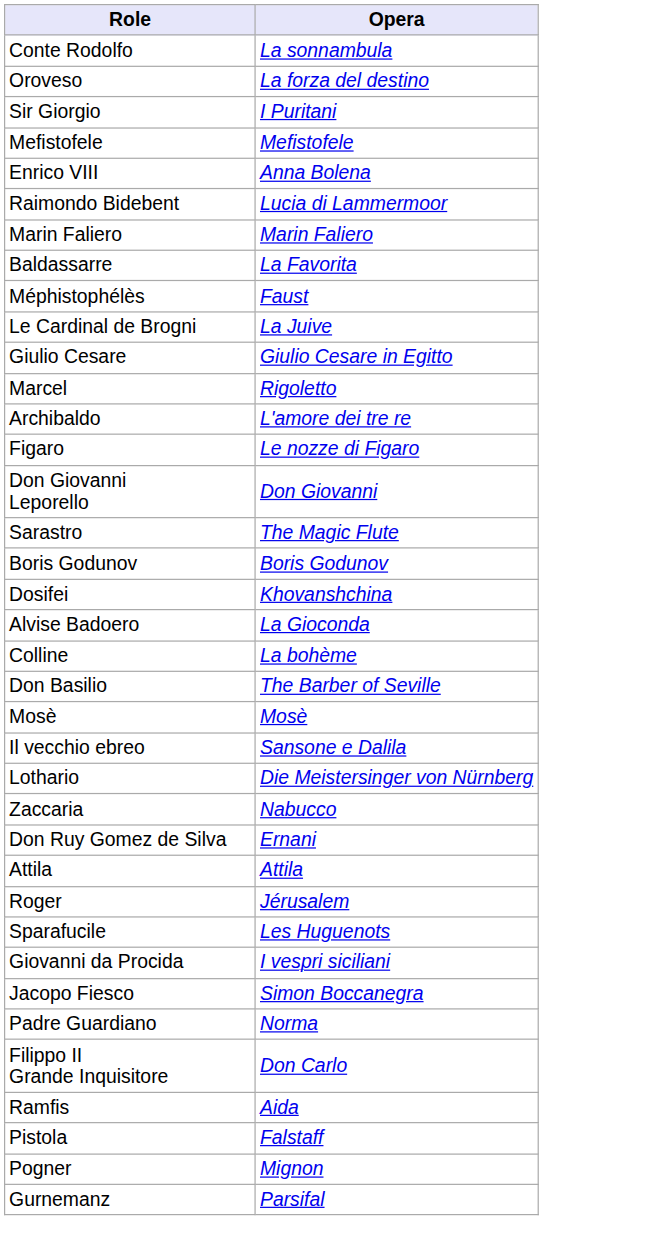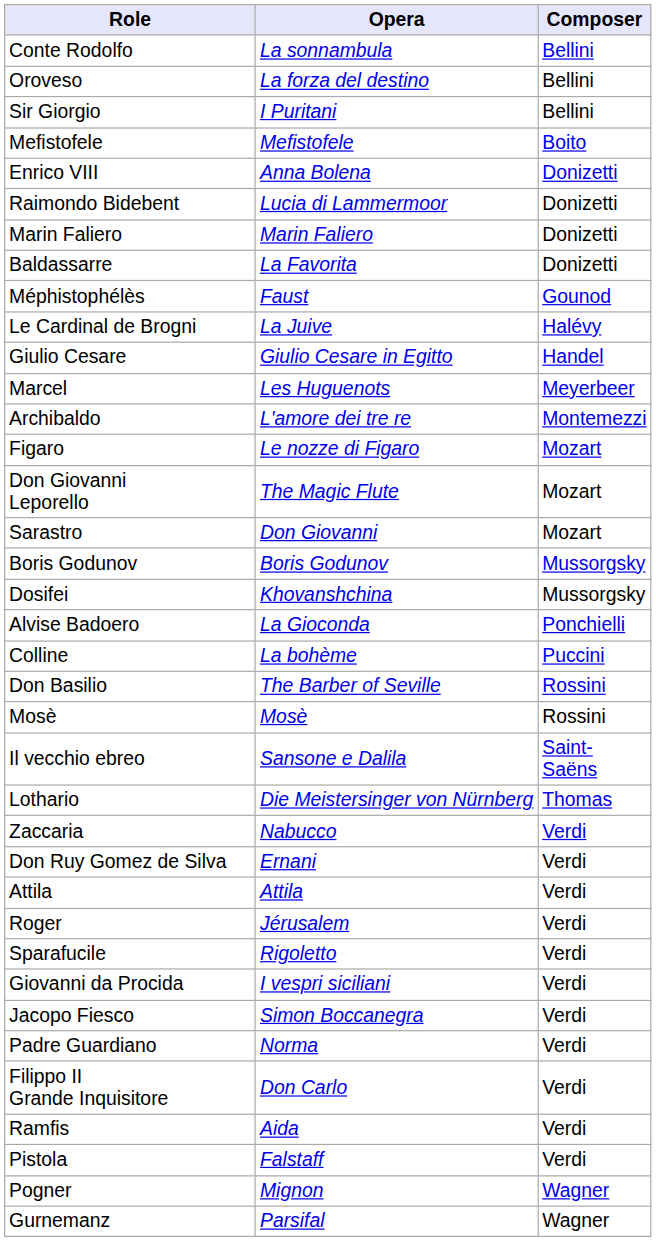+ column: (594, 19)
(298, 388) Rigoletto -> (325, 388) Les Huguenots
(319, 491) Don Giovanni -> (329, 491) The Magic Flute
(329, 532) The Magic Flute -> (319, 532) Don Giovanni
(325, 932) Les Huguenots -> (298, 953) Rigoletto
